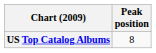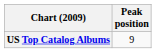(132, 39) 8 -> (132, 39) 9
